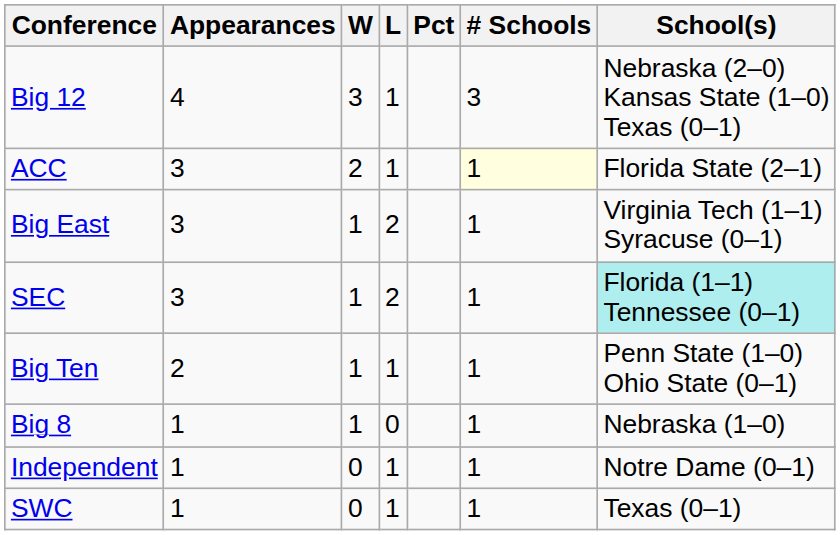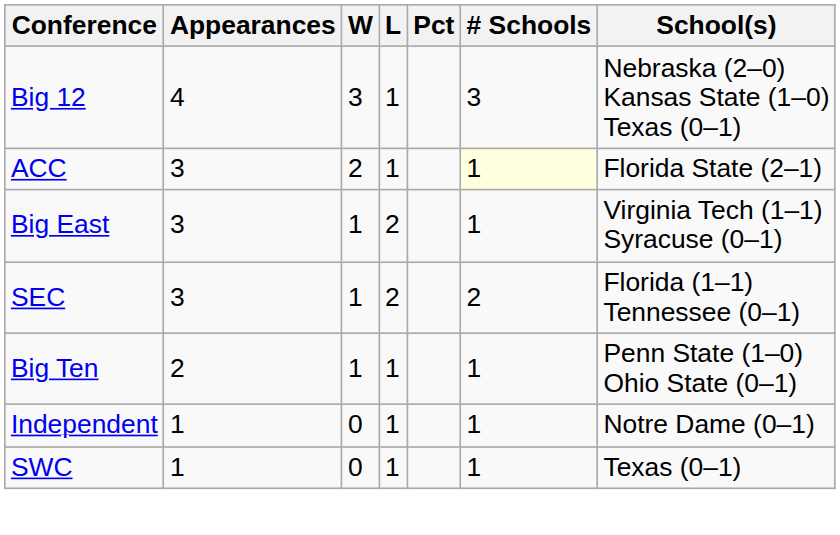(474, 296) 1 -> (474, 296) 2
(702, 296) paleturquoise background -> (702, 296) no background
- row: (41, 425)
